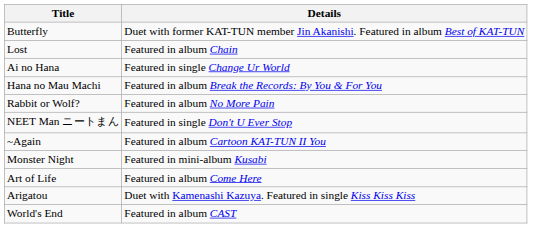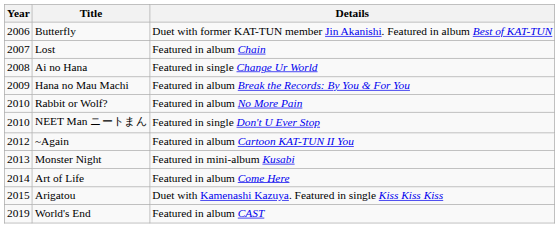+ column: (18, 13)
